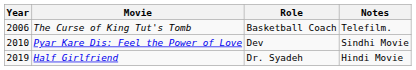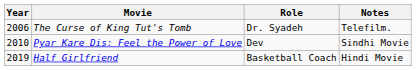(292, 27) Basketball Coach -> (275, 27) Dr. Syadeh
(275, 58) Dr. Syadeh -> (292, 58) Basketball Coach
